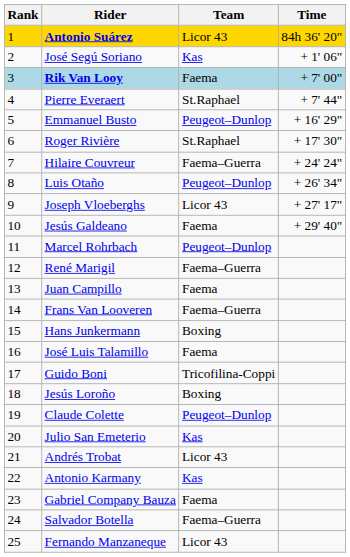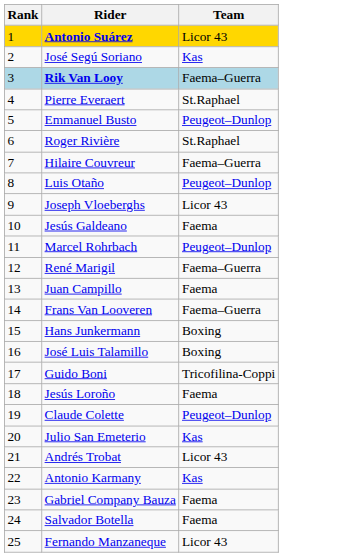- column: (312, 15)
(200, 78) Faema -> (221, 78) Faema–Guerra
(200, 352) Faema -> (202, 352) Boxing
(202, 394) Boxing -> (200, 394) Faema
(221, 520) Faema–Guerra -> (200, 520) Faema
